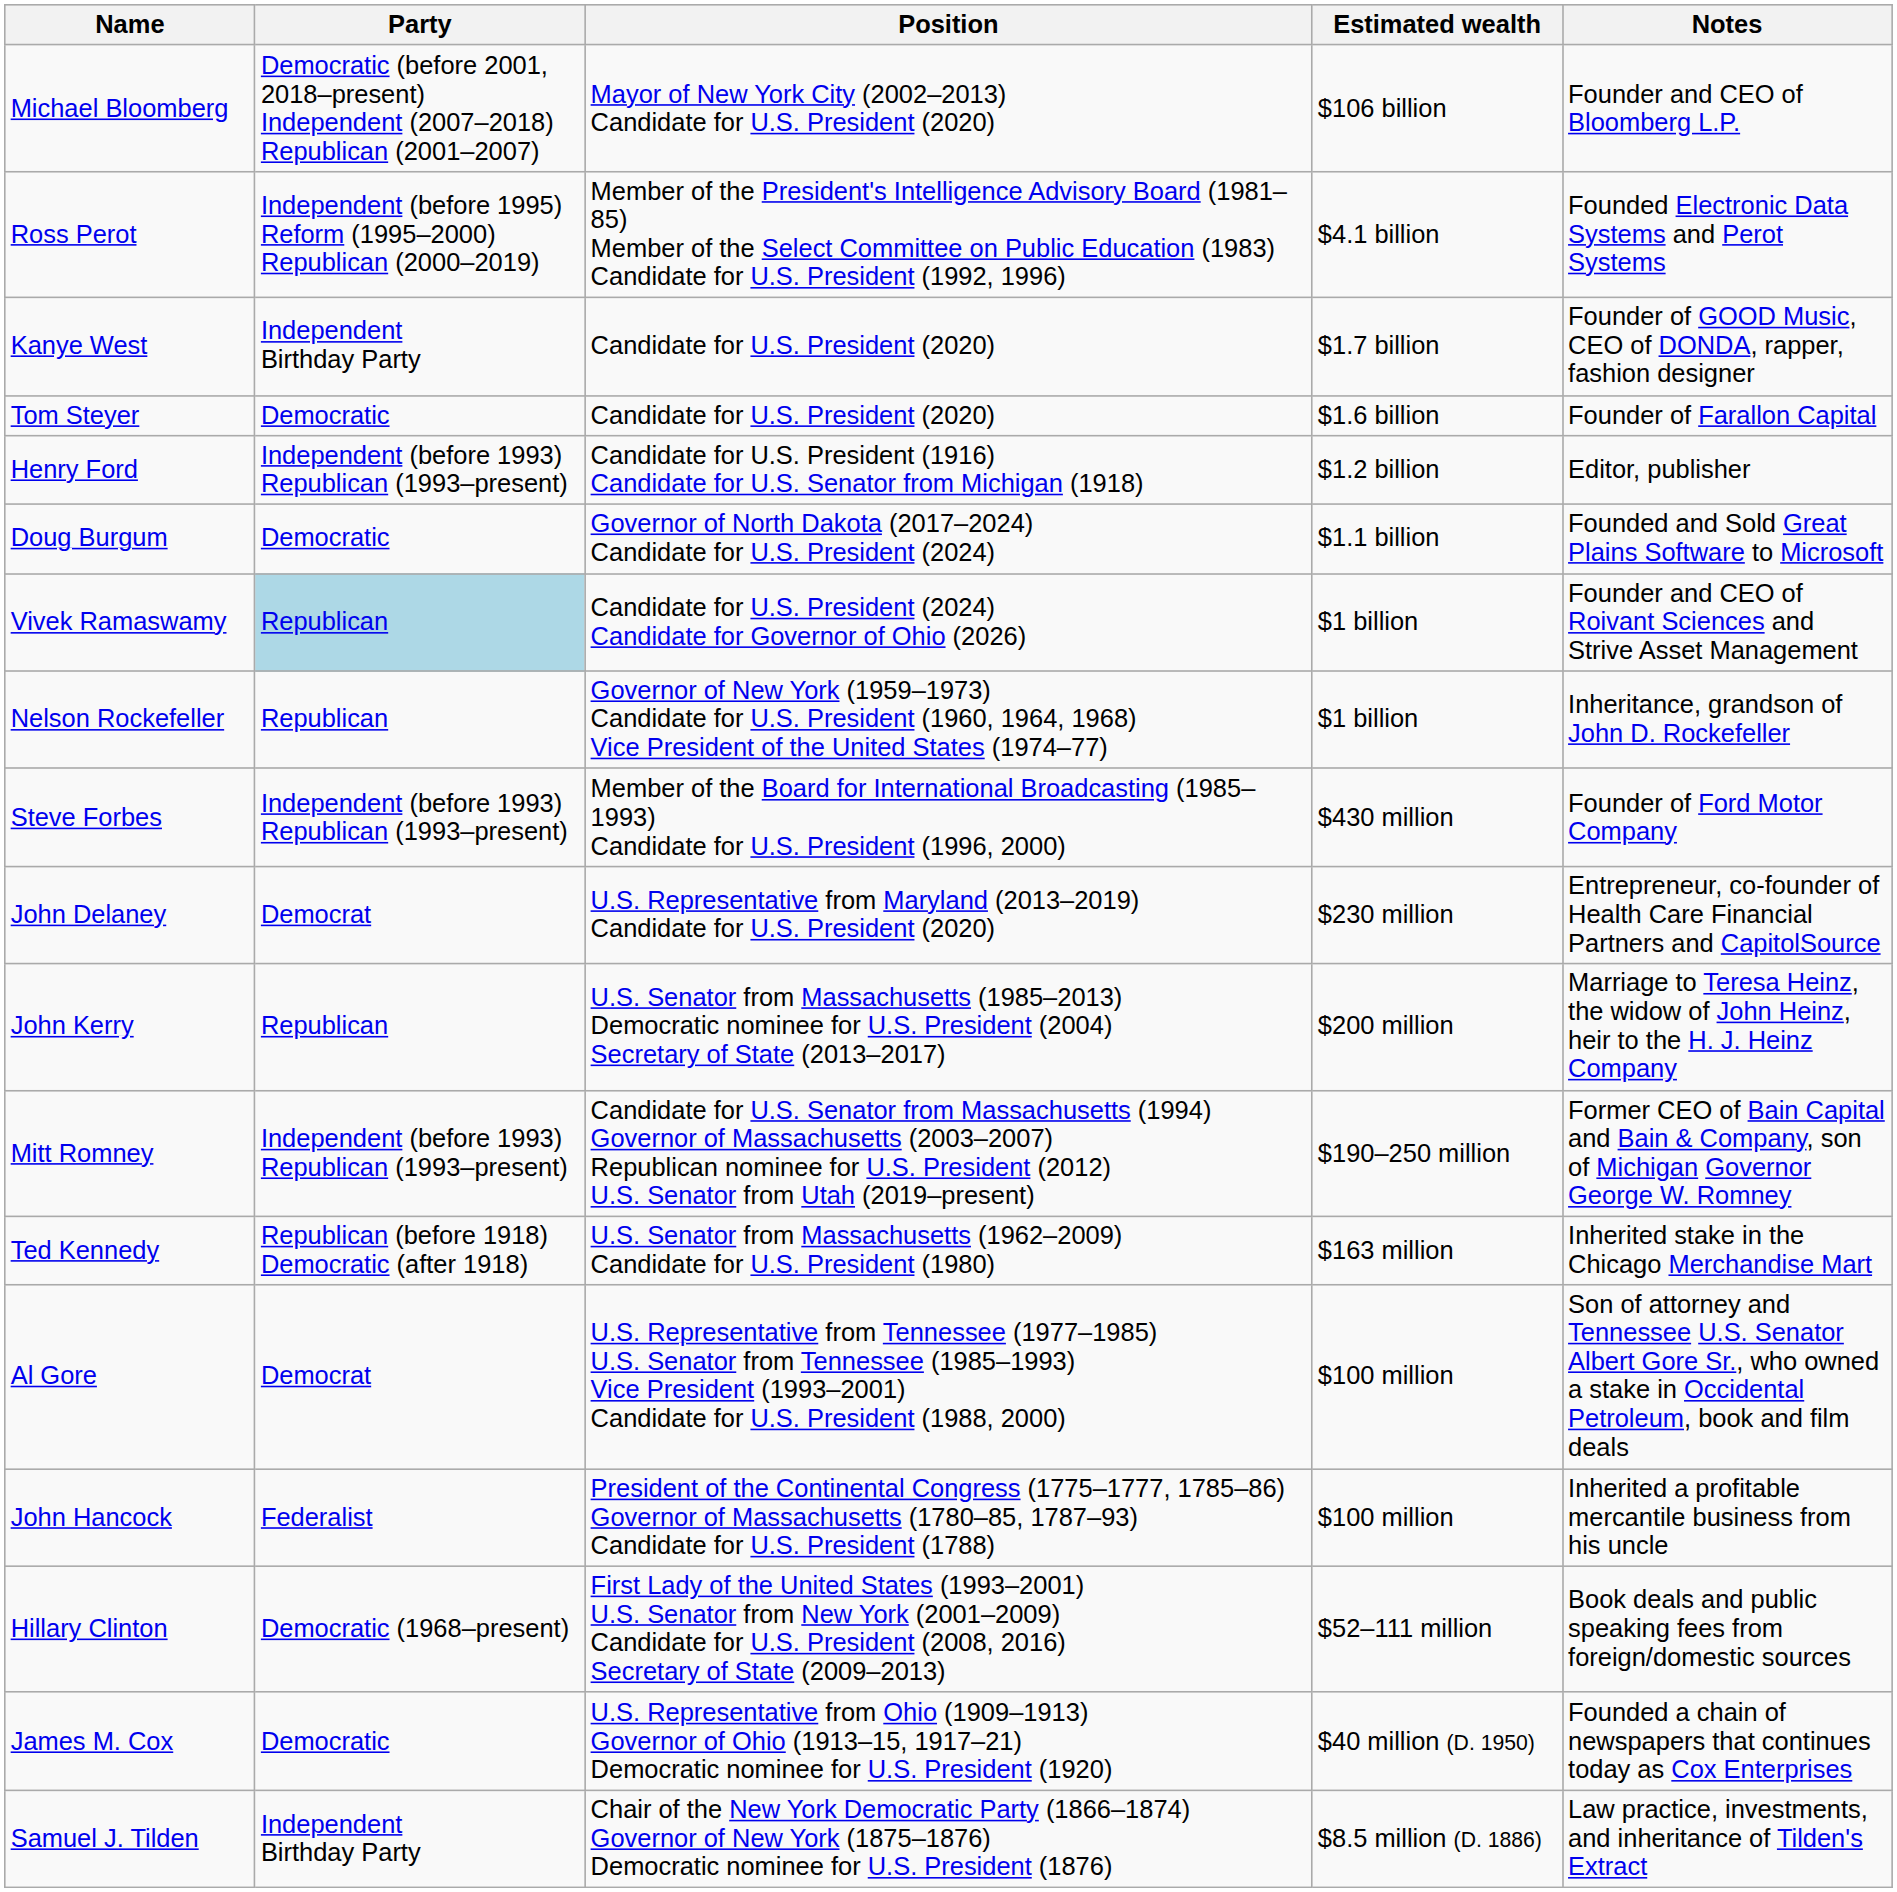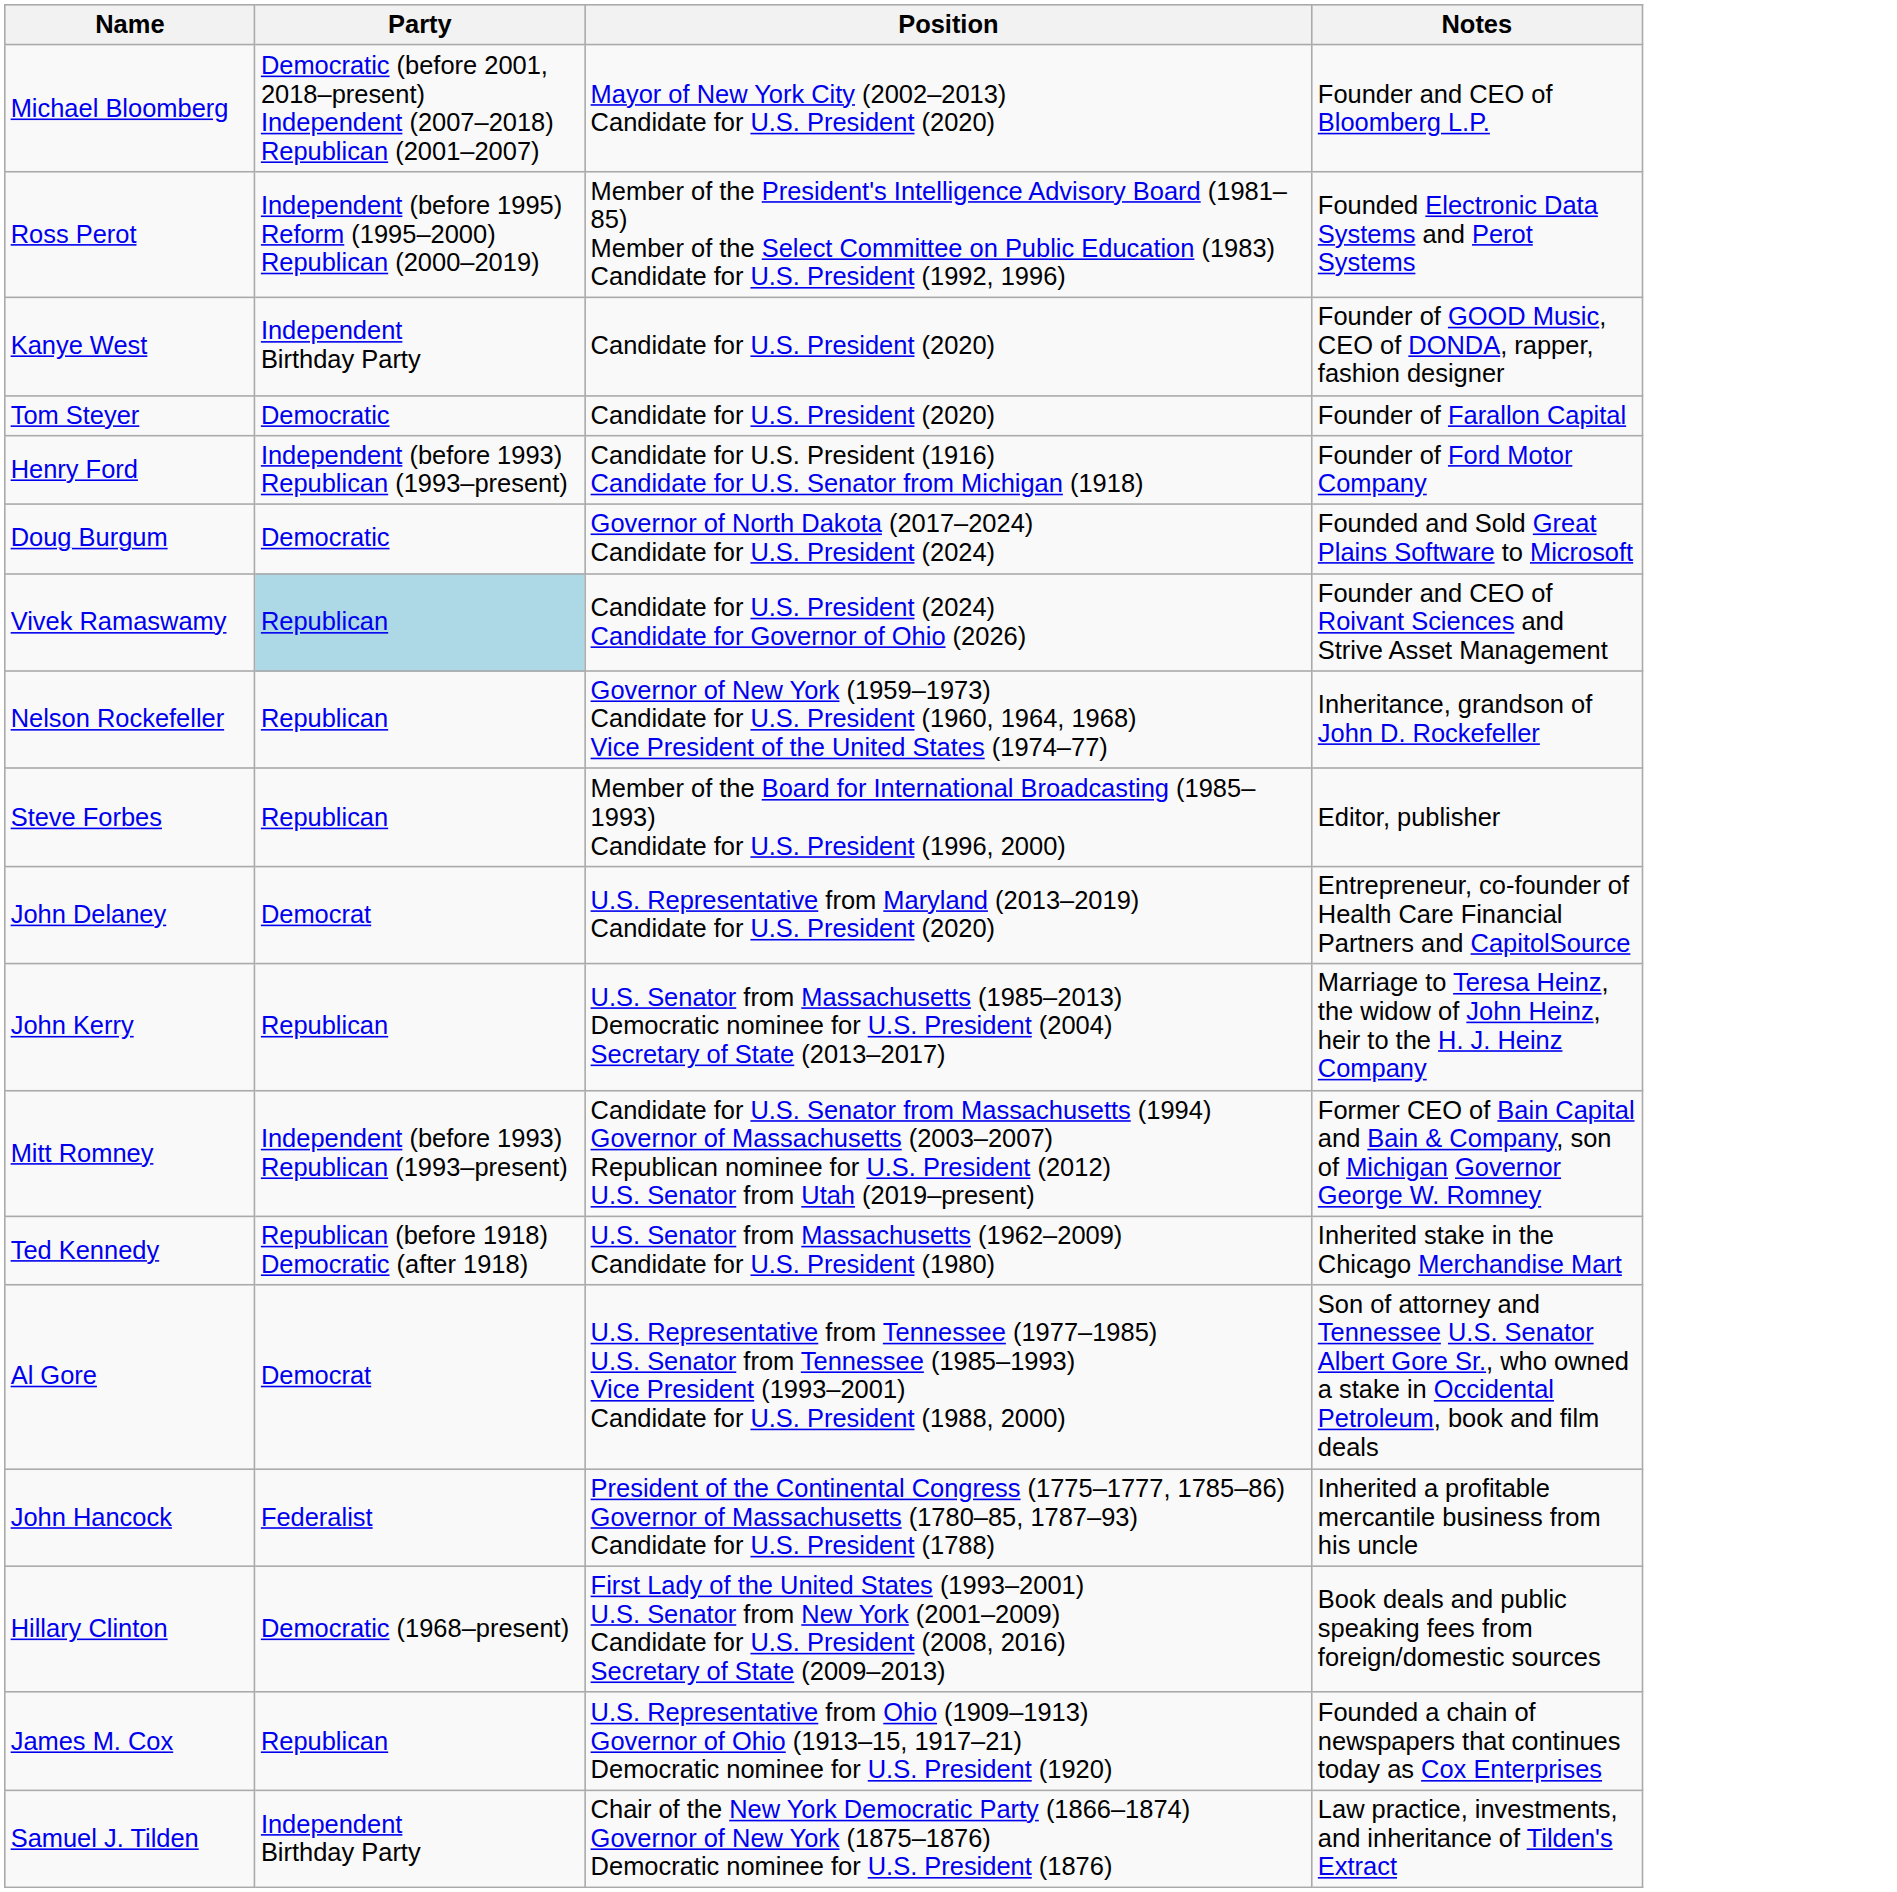- column: (1437, 24)
(1659, 469) Editor, publisher -> (1445, 469) Founder of Ford Motor Company
(414, 817) Independent (before 1993) Republican (1993–present) -> (325, 817) Republican
(1695, 817) Founder of Ford Motor Company -> (1409, 817) Editor, publisher
(325, 1740) Democratic -> (325, 1740) Republican
